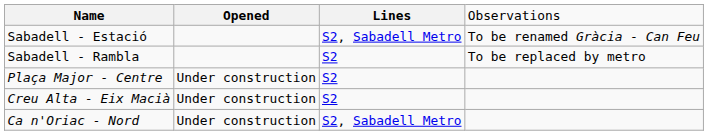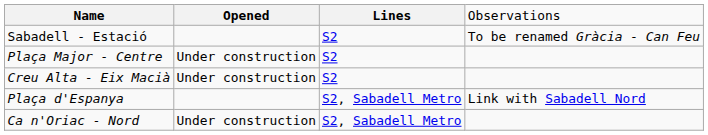(392, 36) S2, Sabadell Metro -> (330, 36) S2
- row: (73, 57)
+ row: (66, 99)
